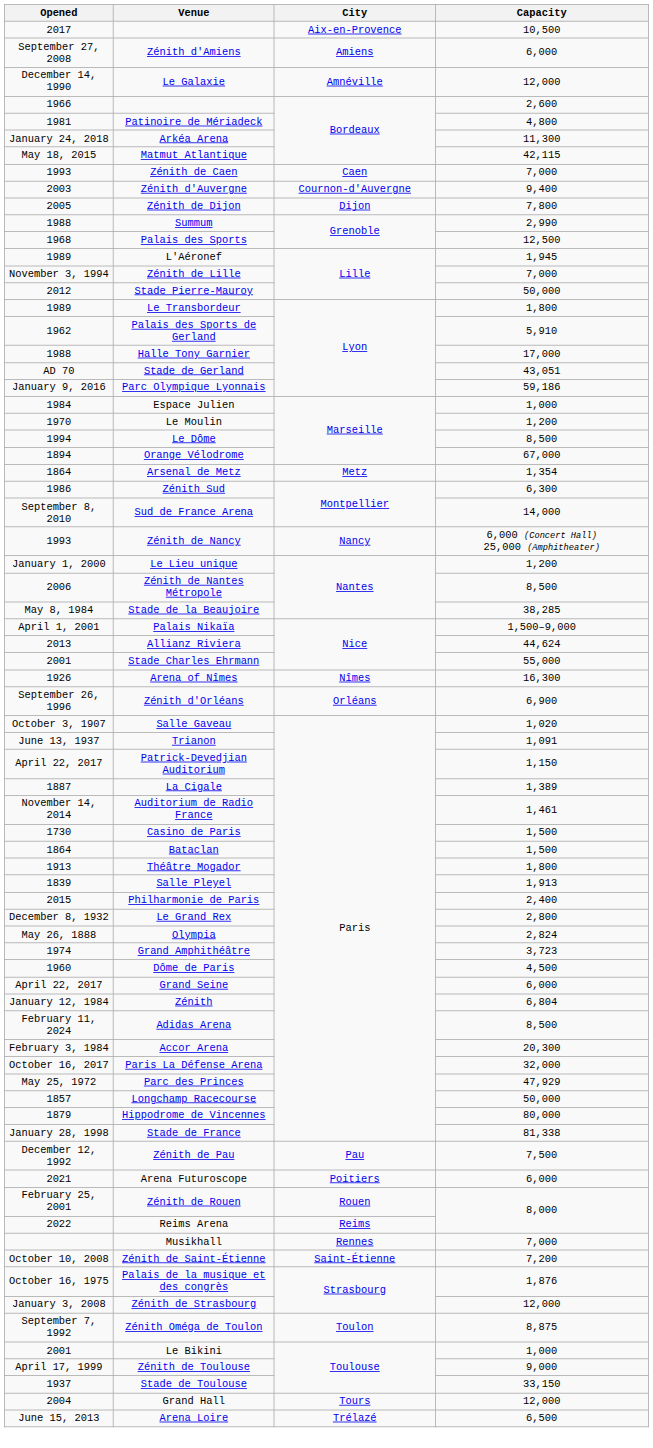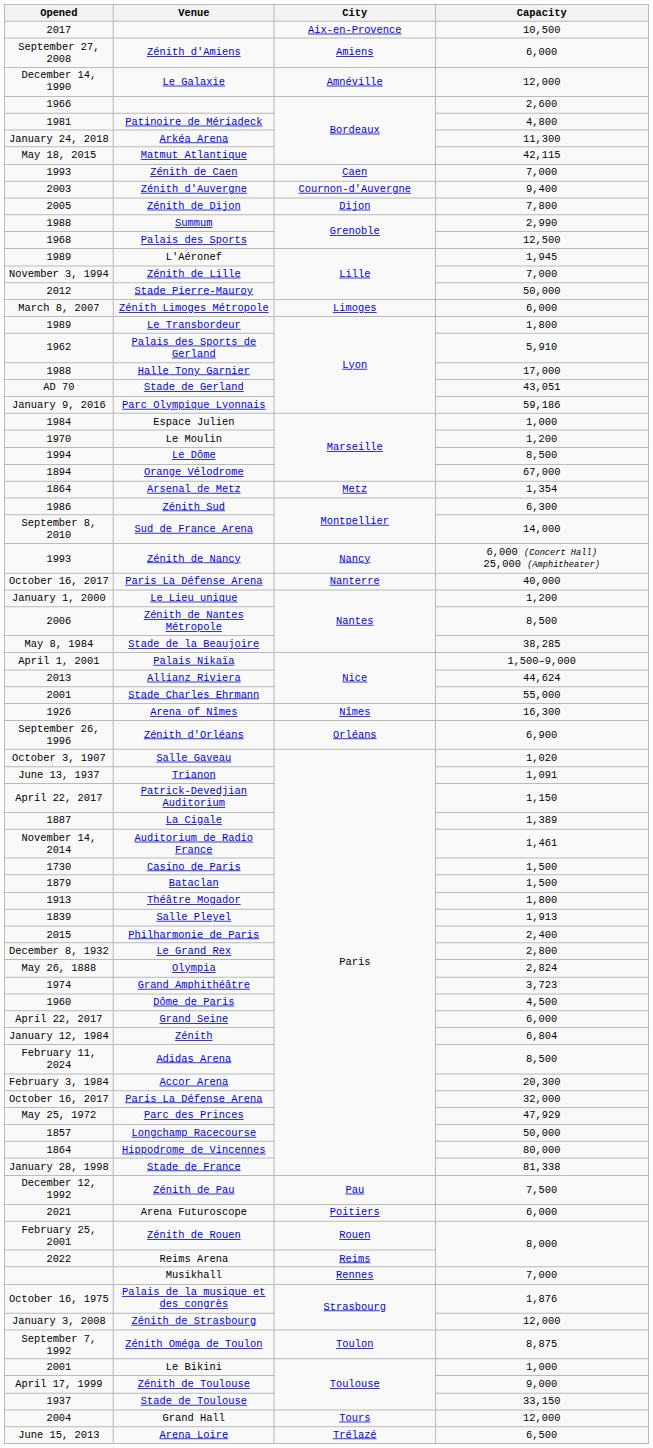+ row: (194, 308)
+ row: (194, 581)
(59, 850) 1864 -> (59, 884) 1879
(59, 1116) 1879 -> (59, 1150) 1864
- row: (194, 1259)
